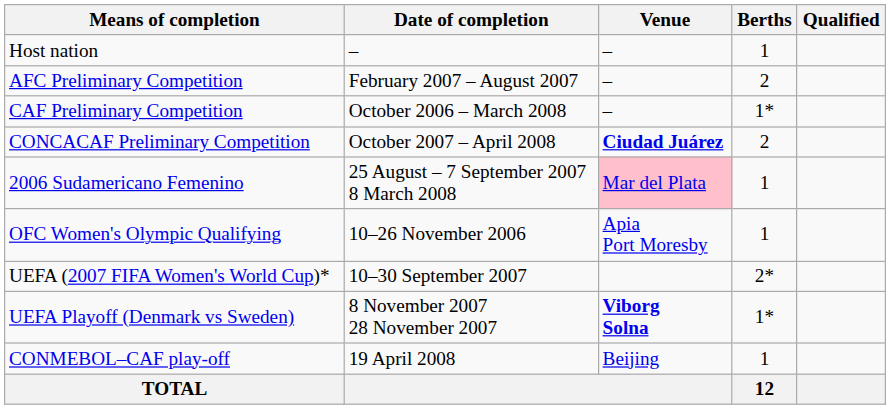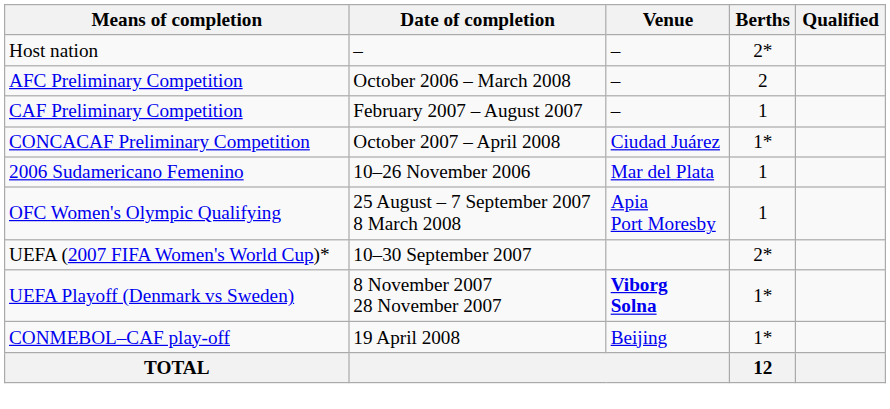(764, 50) 1 -> (763, 50) 2*
(463, 80) February 2007 – August 2007 -> (462, 80) October 2006 – March 2008
(458, 111) October 2006 – March 2008 -> (468, 111) February 2007 – August 2007
(764, 111) 1* -> (763, 111) 1
(663, 141) bold -> (665, 141) normal
(764, 141) 2 -> (763, 141) 1*
(467, 182) 25 August – 7 September 2007 8 March 2008 -> (442, 171) 10–26 November 2006
(654, 182) pink background -> (662, 171) no background
(437, 234) 10–26 November 2006 -> (472, 213) 25 August – 7 September 2007 8 March 2008
(764, 358) 1 -> (763, 336) 1*
